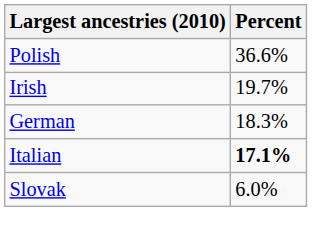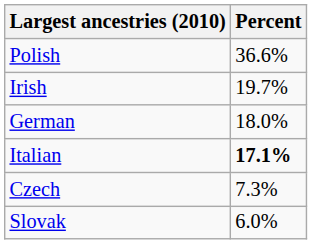(262, 122) 18.3% -> (262, 122) 18.0%
+ row: (35, 189)
